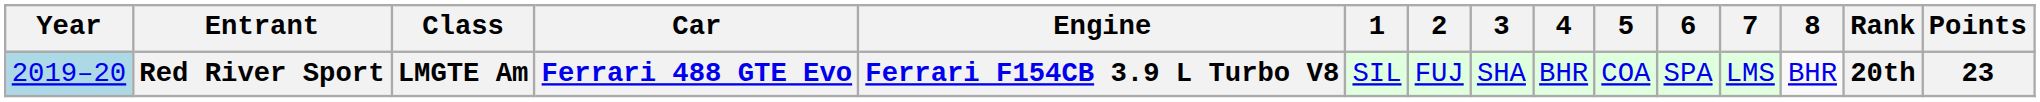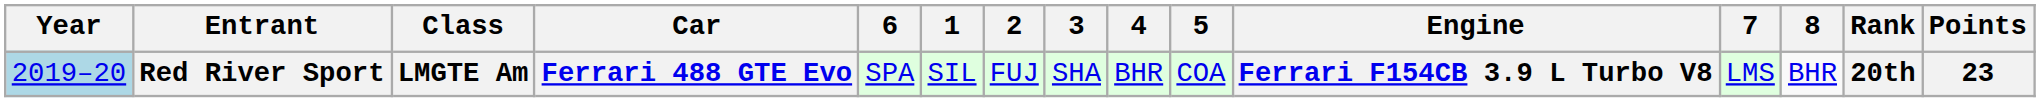columns swapped: (1102, 28) <-> (1688, 28)
